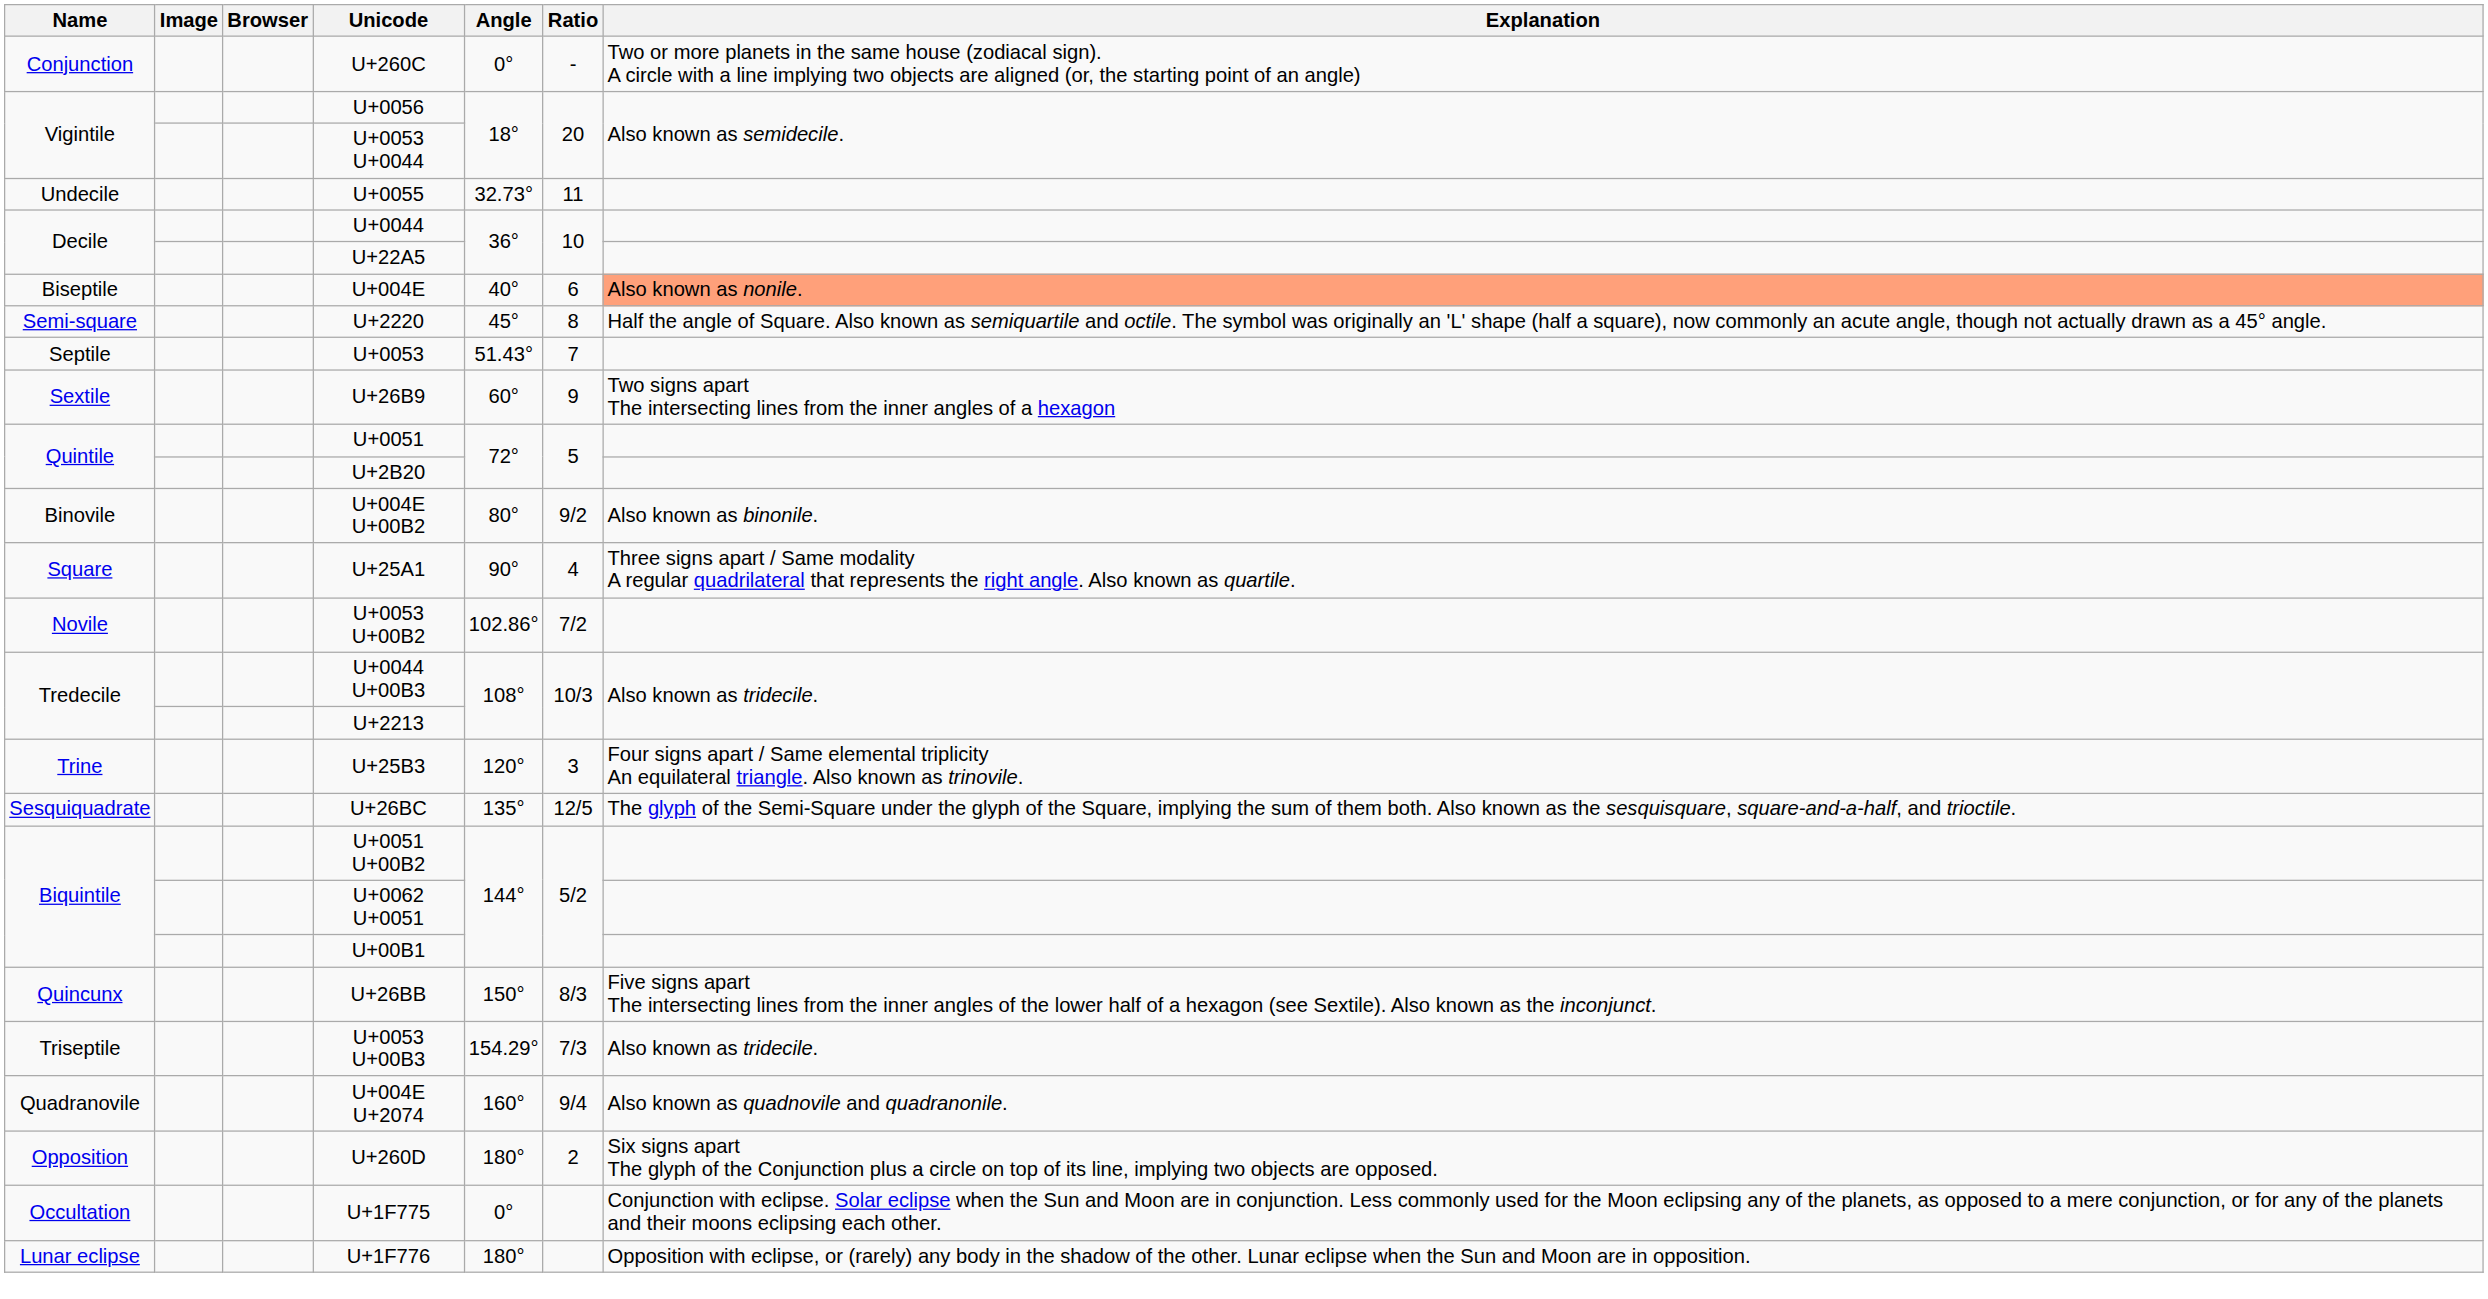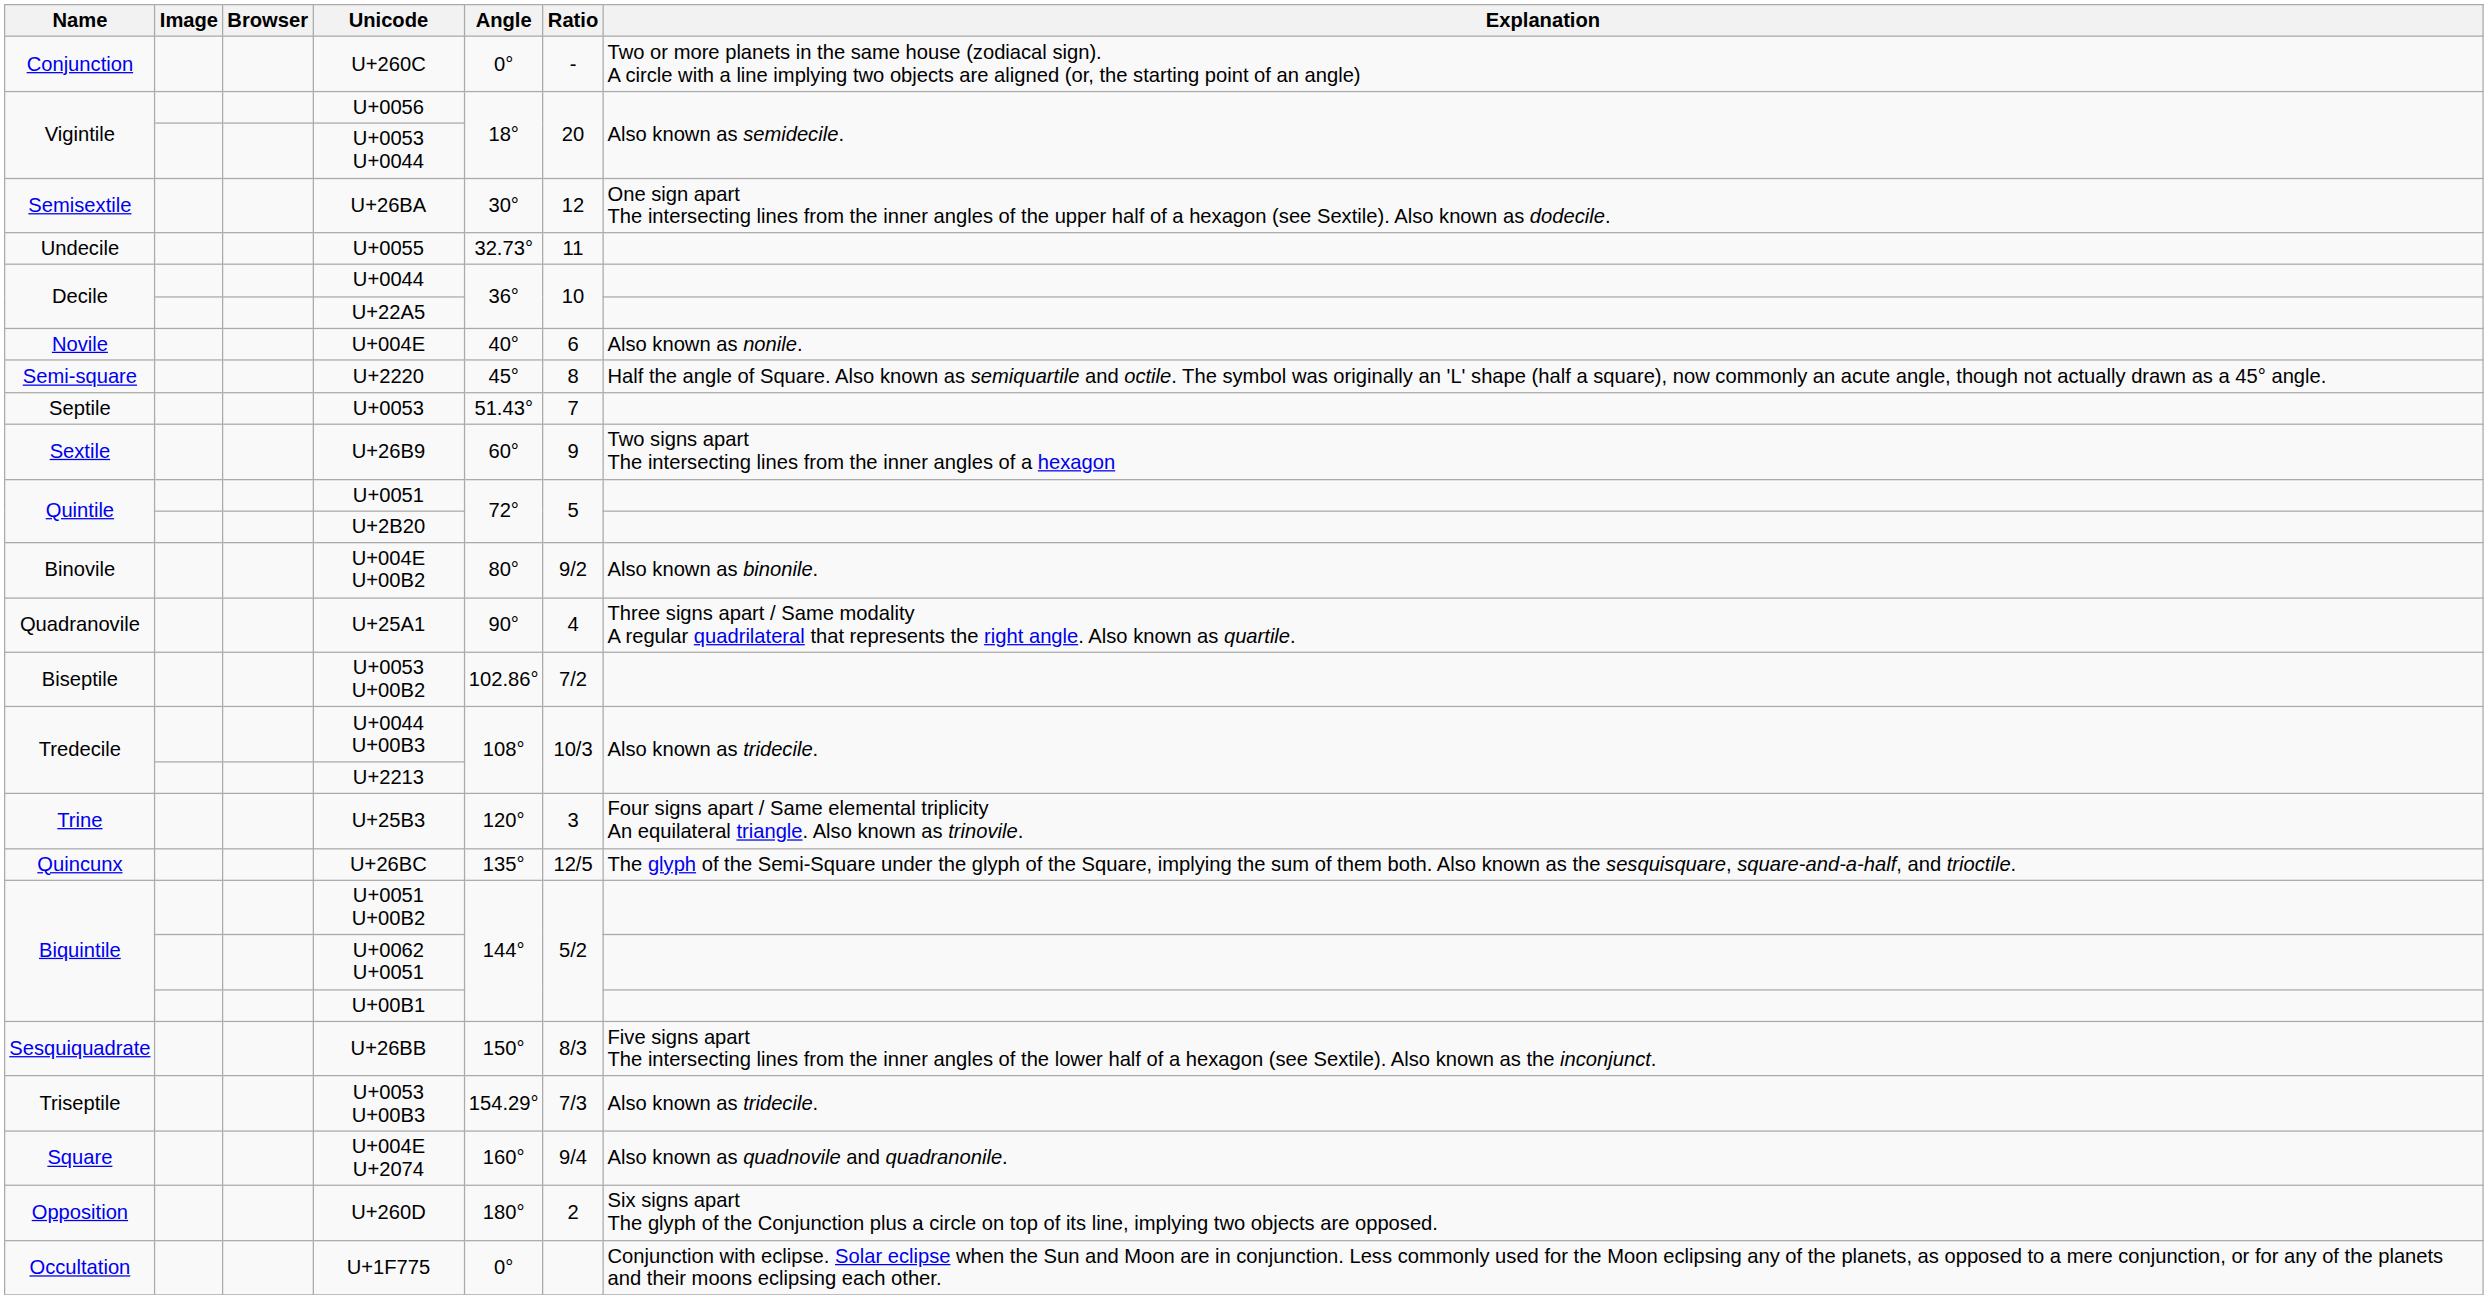+ row: (388, 205)
(80, 289) Biseptile -> (80, 344) Novile
(705, 289) lightsalmon background -> (705, 344) no background
(80, 570) Square -> (80, 624) Quadranovile
(80, 624) Novile -> (80, 679) Biseptile
(80, 809) Sesquiquadrate -> (80, 864) Quincunx
(80, 993) Quincunx -> (80, 1048) Sesquiquadrate
(80, 1103) Quadranovile -> (80, 1157) Square
- row: (388, 1255)
